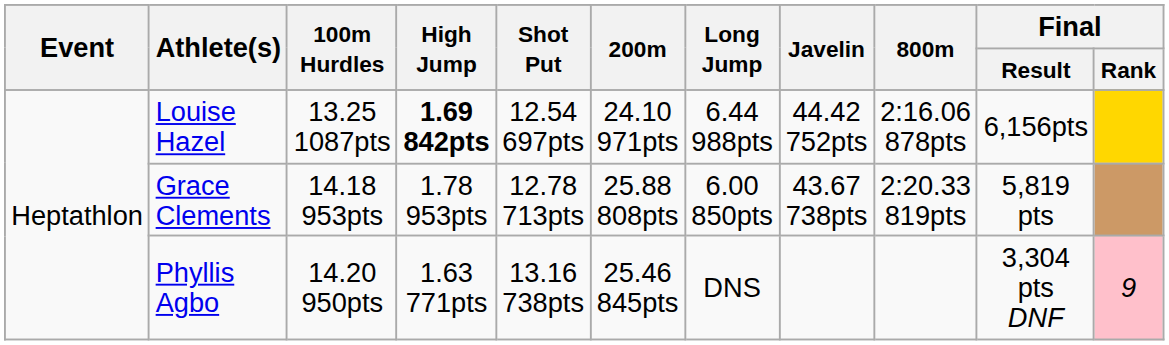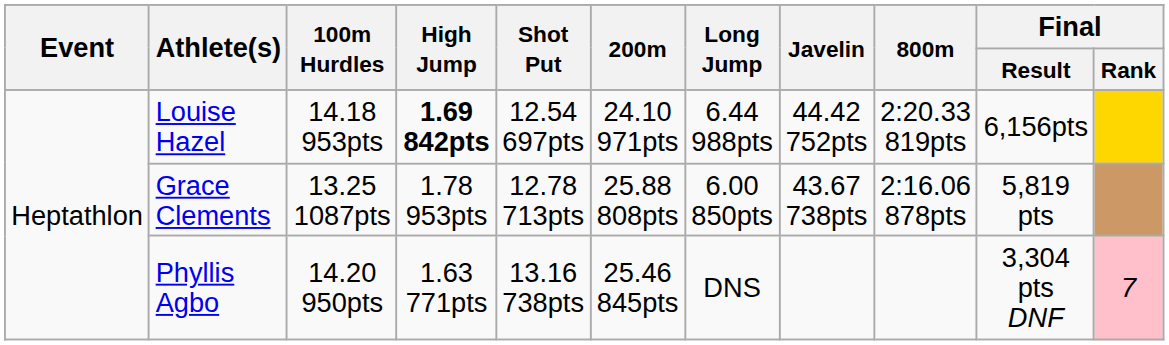(342, 127) 13.25 1087pts -> (342, 127) 14.18 953pts
(926, 127) 2:16.06 878pts -> (926, 127) 2:20.33 819pts
(342, 200) 14.18 953pts -> (342, 200) 13.25 1087pts
(926, 200) 2:20.33 819pts -> (926, 200) 2:16.06 878pts
(1128, 288) 9 -> (1128, 288) 7
